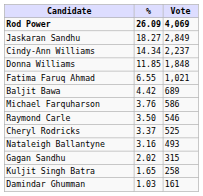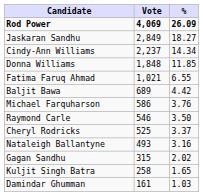columns swapped: (180, 11) <-> (148, 11)
